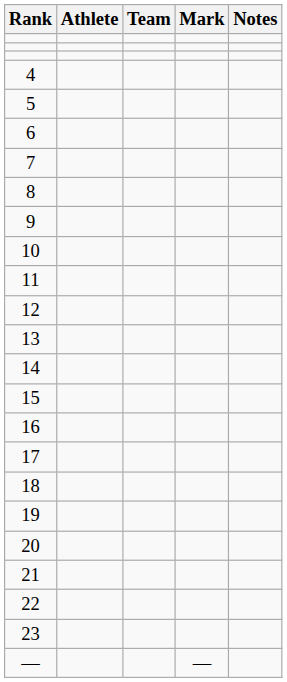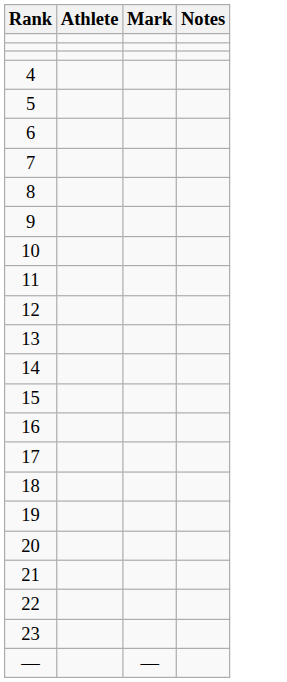- column: (149, 19)
